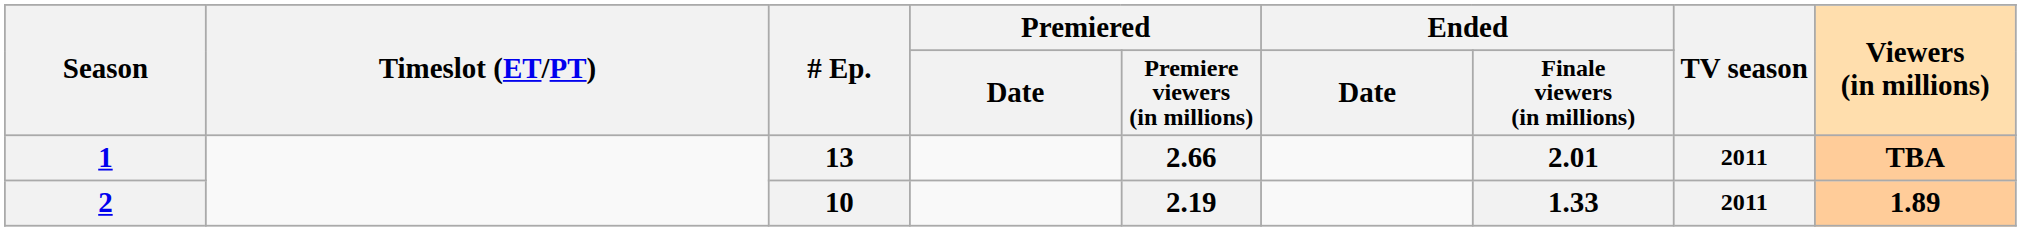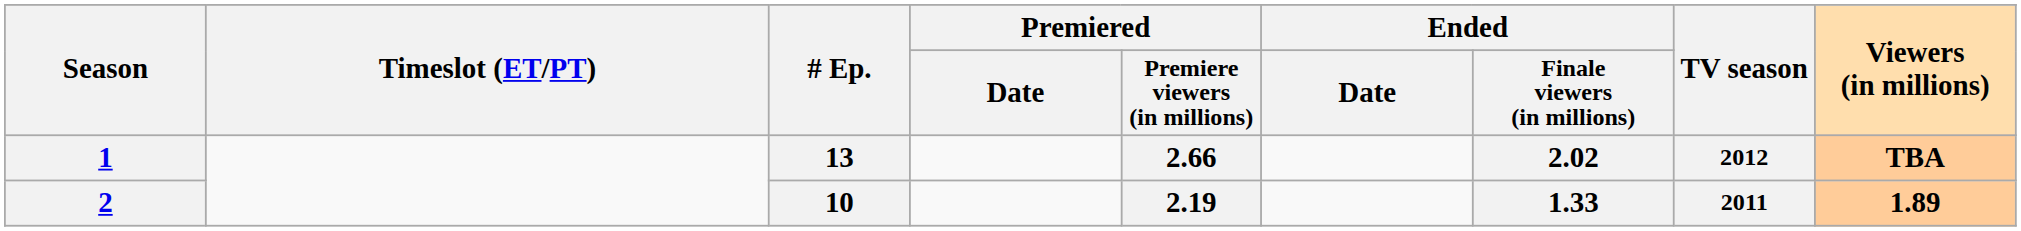(1573, 157) 2.01 -> (1573, 157) 2.02
(1744, 157) 2011 -> (1744, 157) 2012
